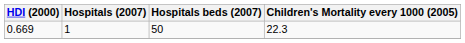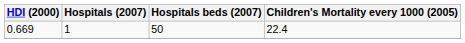(277, 30) 22.3 -> (277, 30) 22.4
